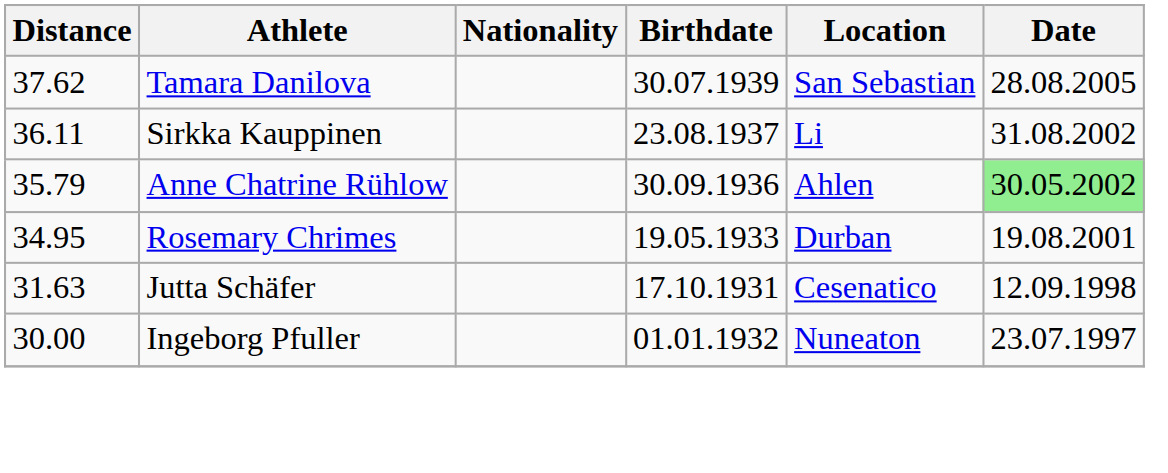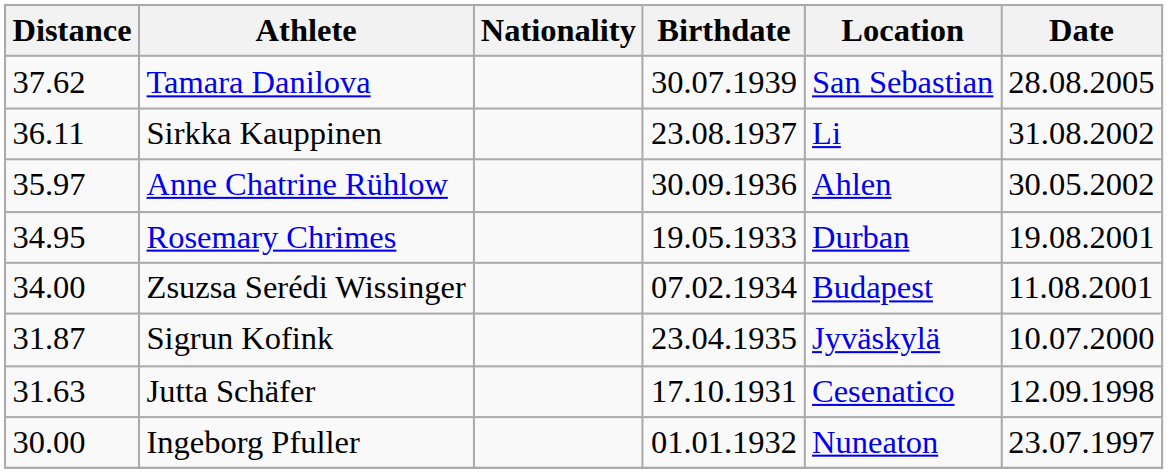(49, 184) 35.79 -> (49, 184) 35.97
(1064, 184) lightgreen background -> (1081, 184) no background
+ row: (306, 287)
+ row: (240, 339)
